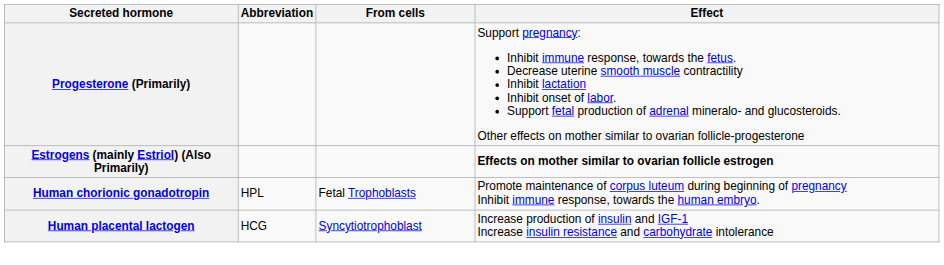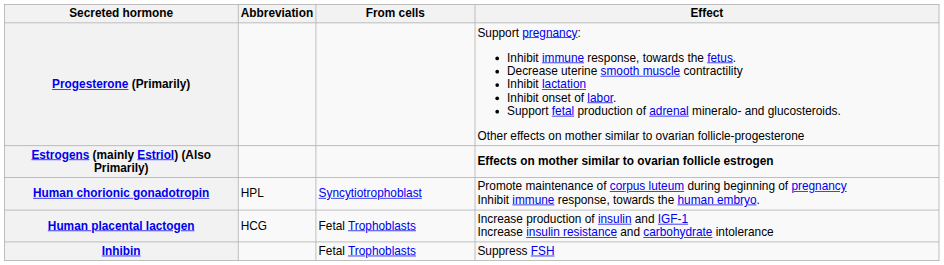(367, 193) Fetal Trophoblasts -> (370, 193) Syncytiotrophoblast
(370, 225) Syncytiotrophoblast -> (367, 225) Fetal Trophoblasts
+ row: (121, 251)
